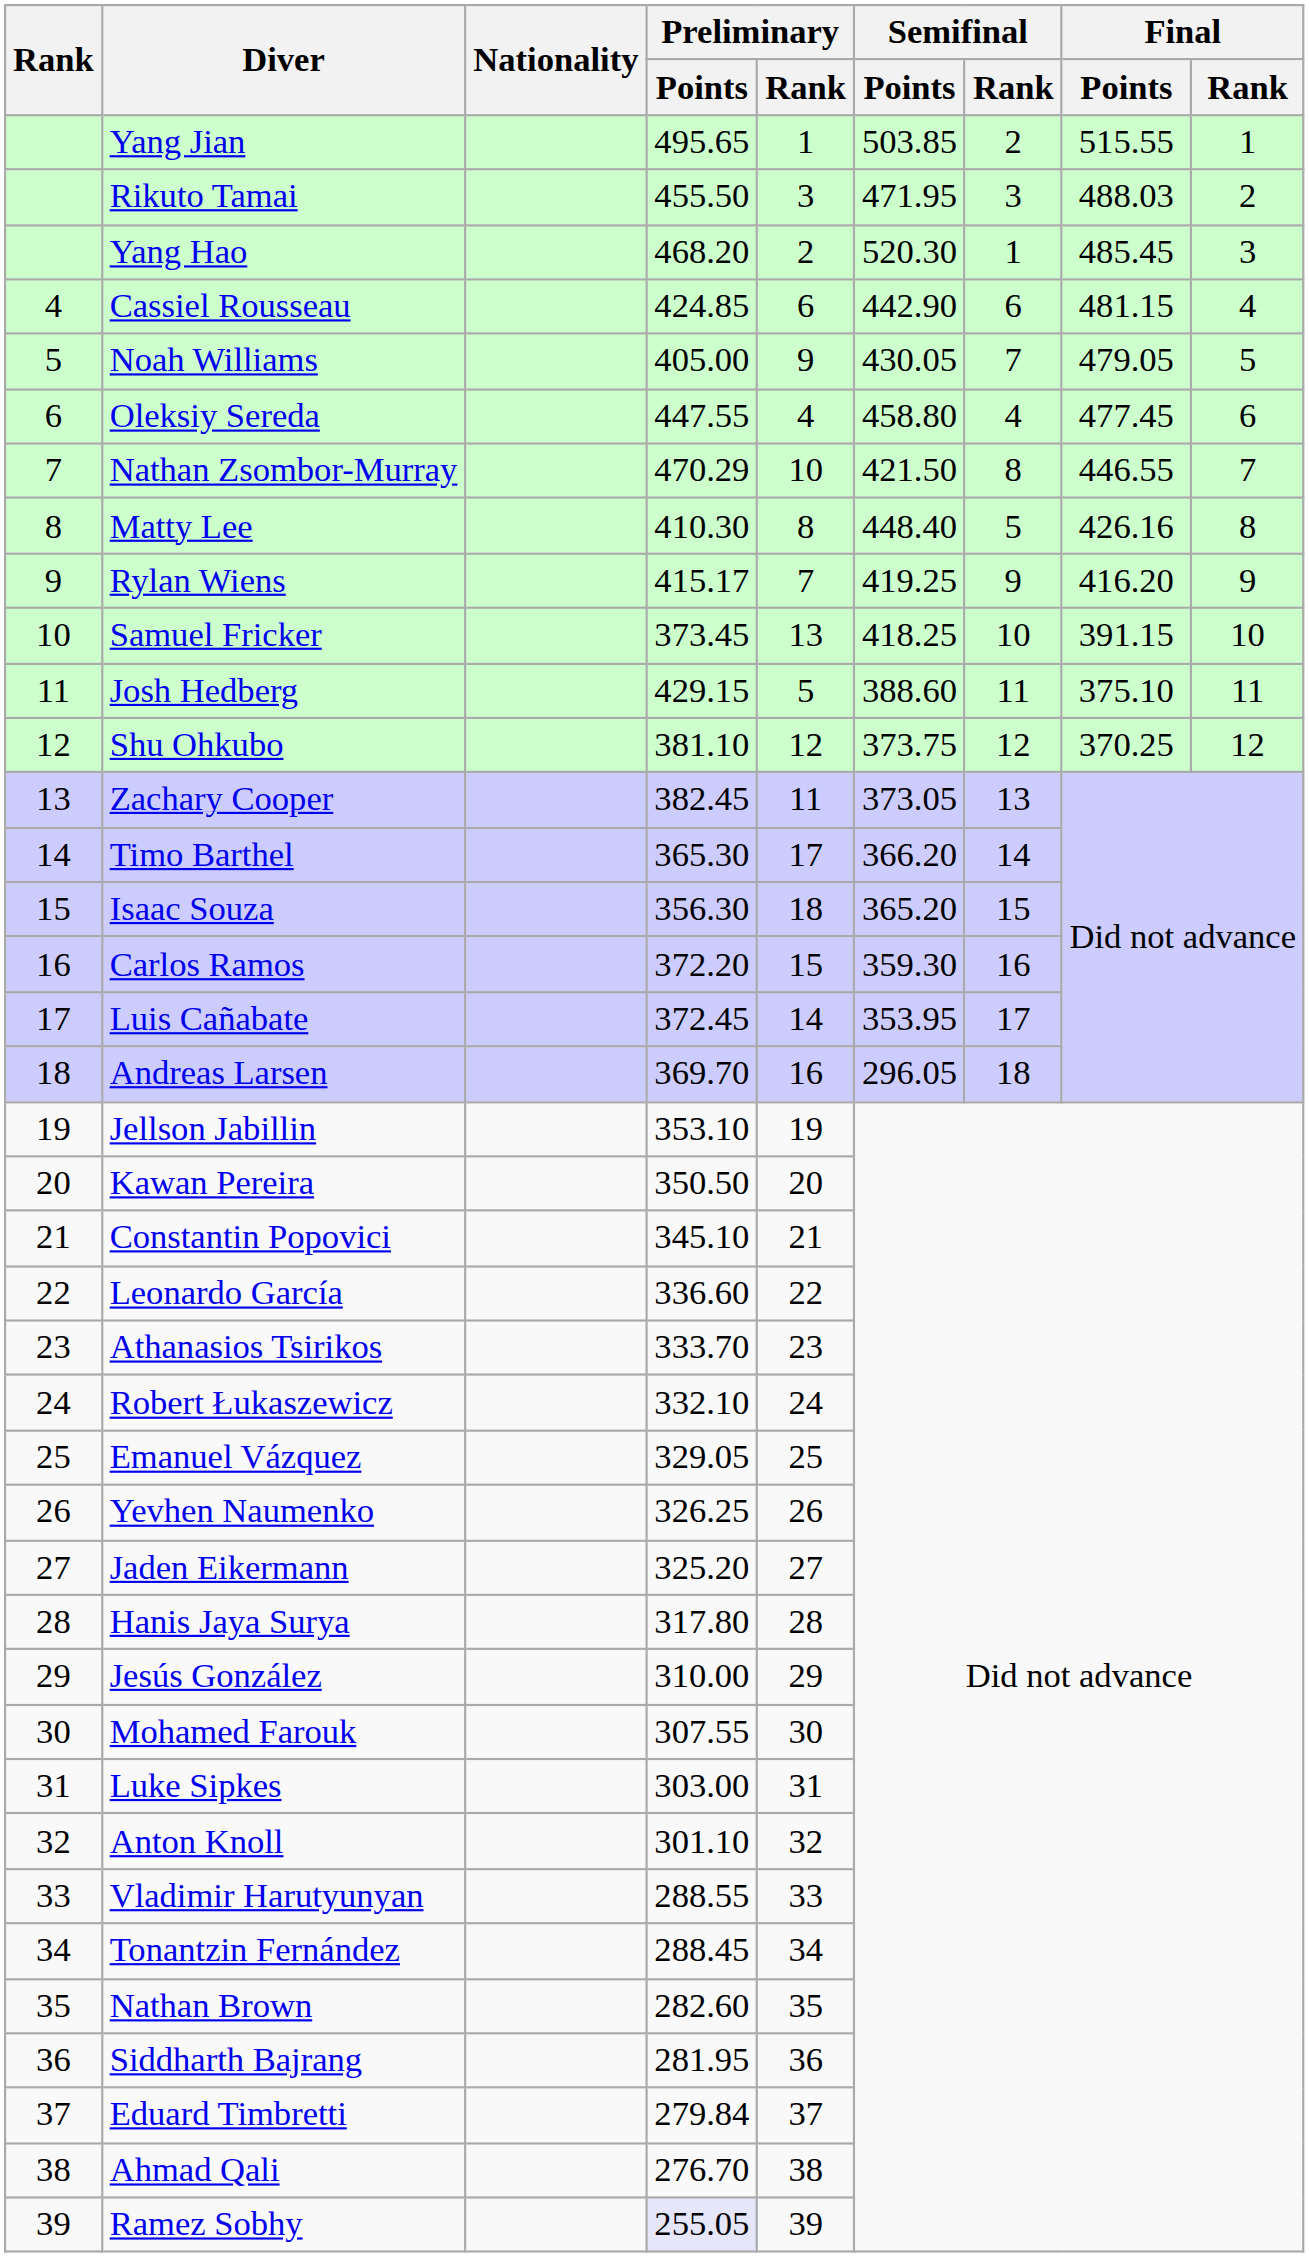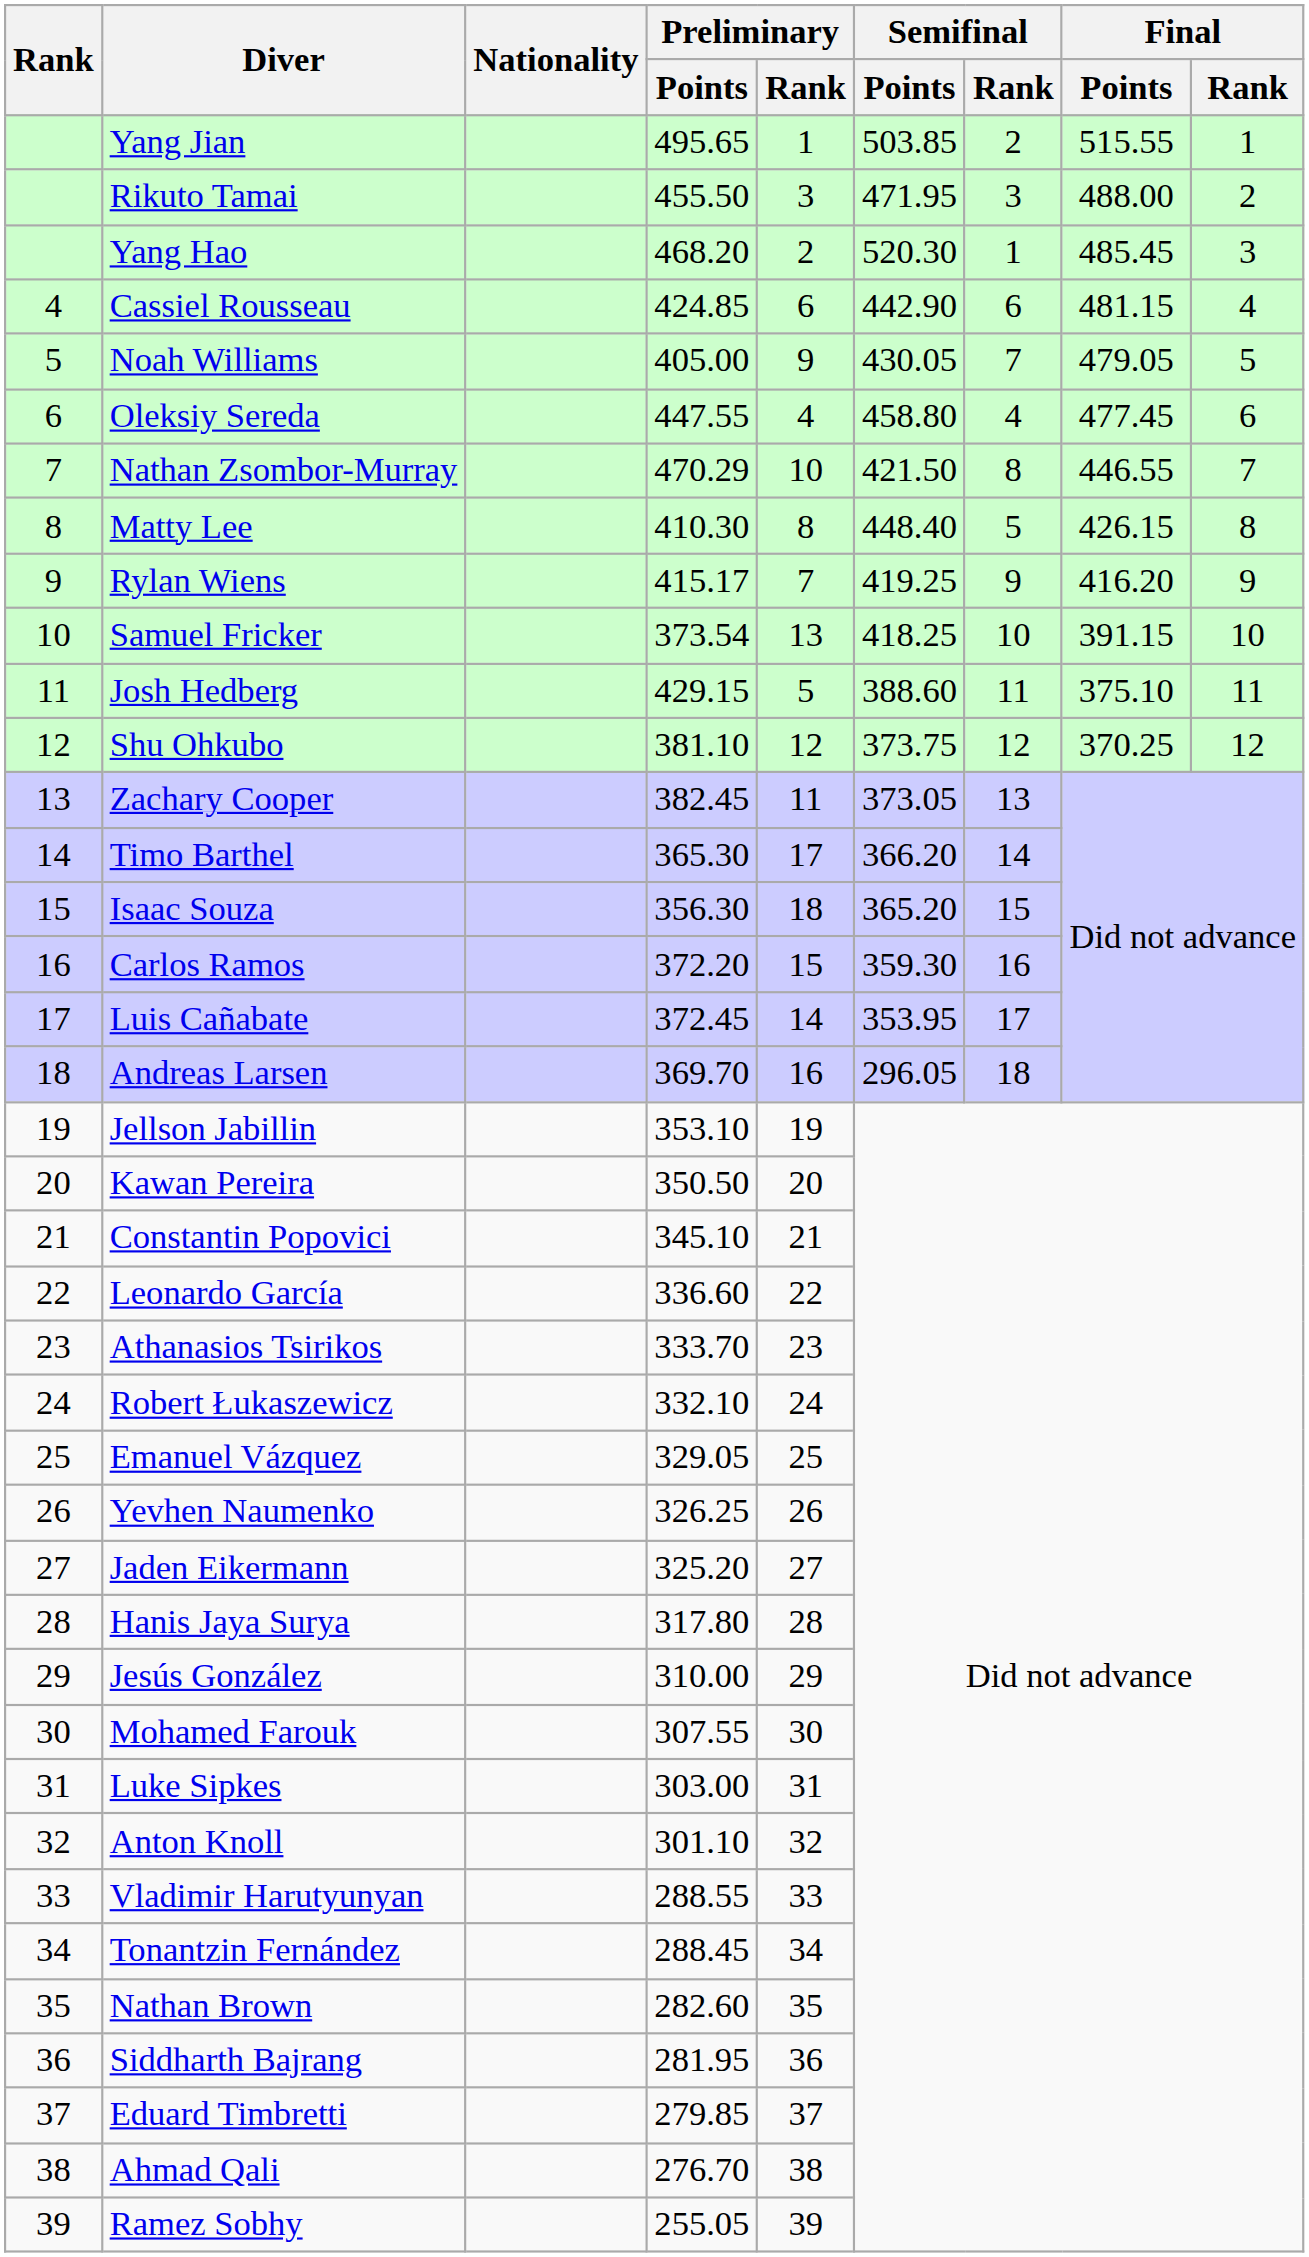(1126, 196) 488.03 -> (1126, 196) 488.00
(1126, 525) 426.16 -> (1126, 525) 426.15
(702, 634) 373.45 -> (702, 634) 373.54
(702, 2114) 279.84 -> (702, 2114) 279.85
(702, 2224) lavender background -> (702, 2224) no background
